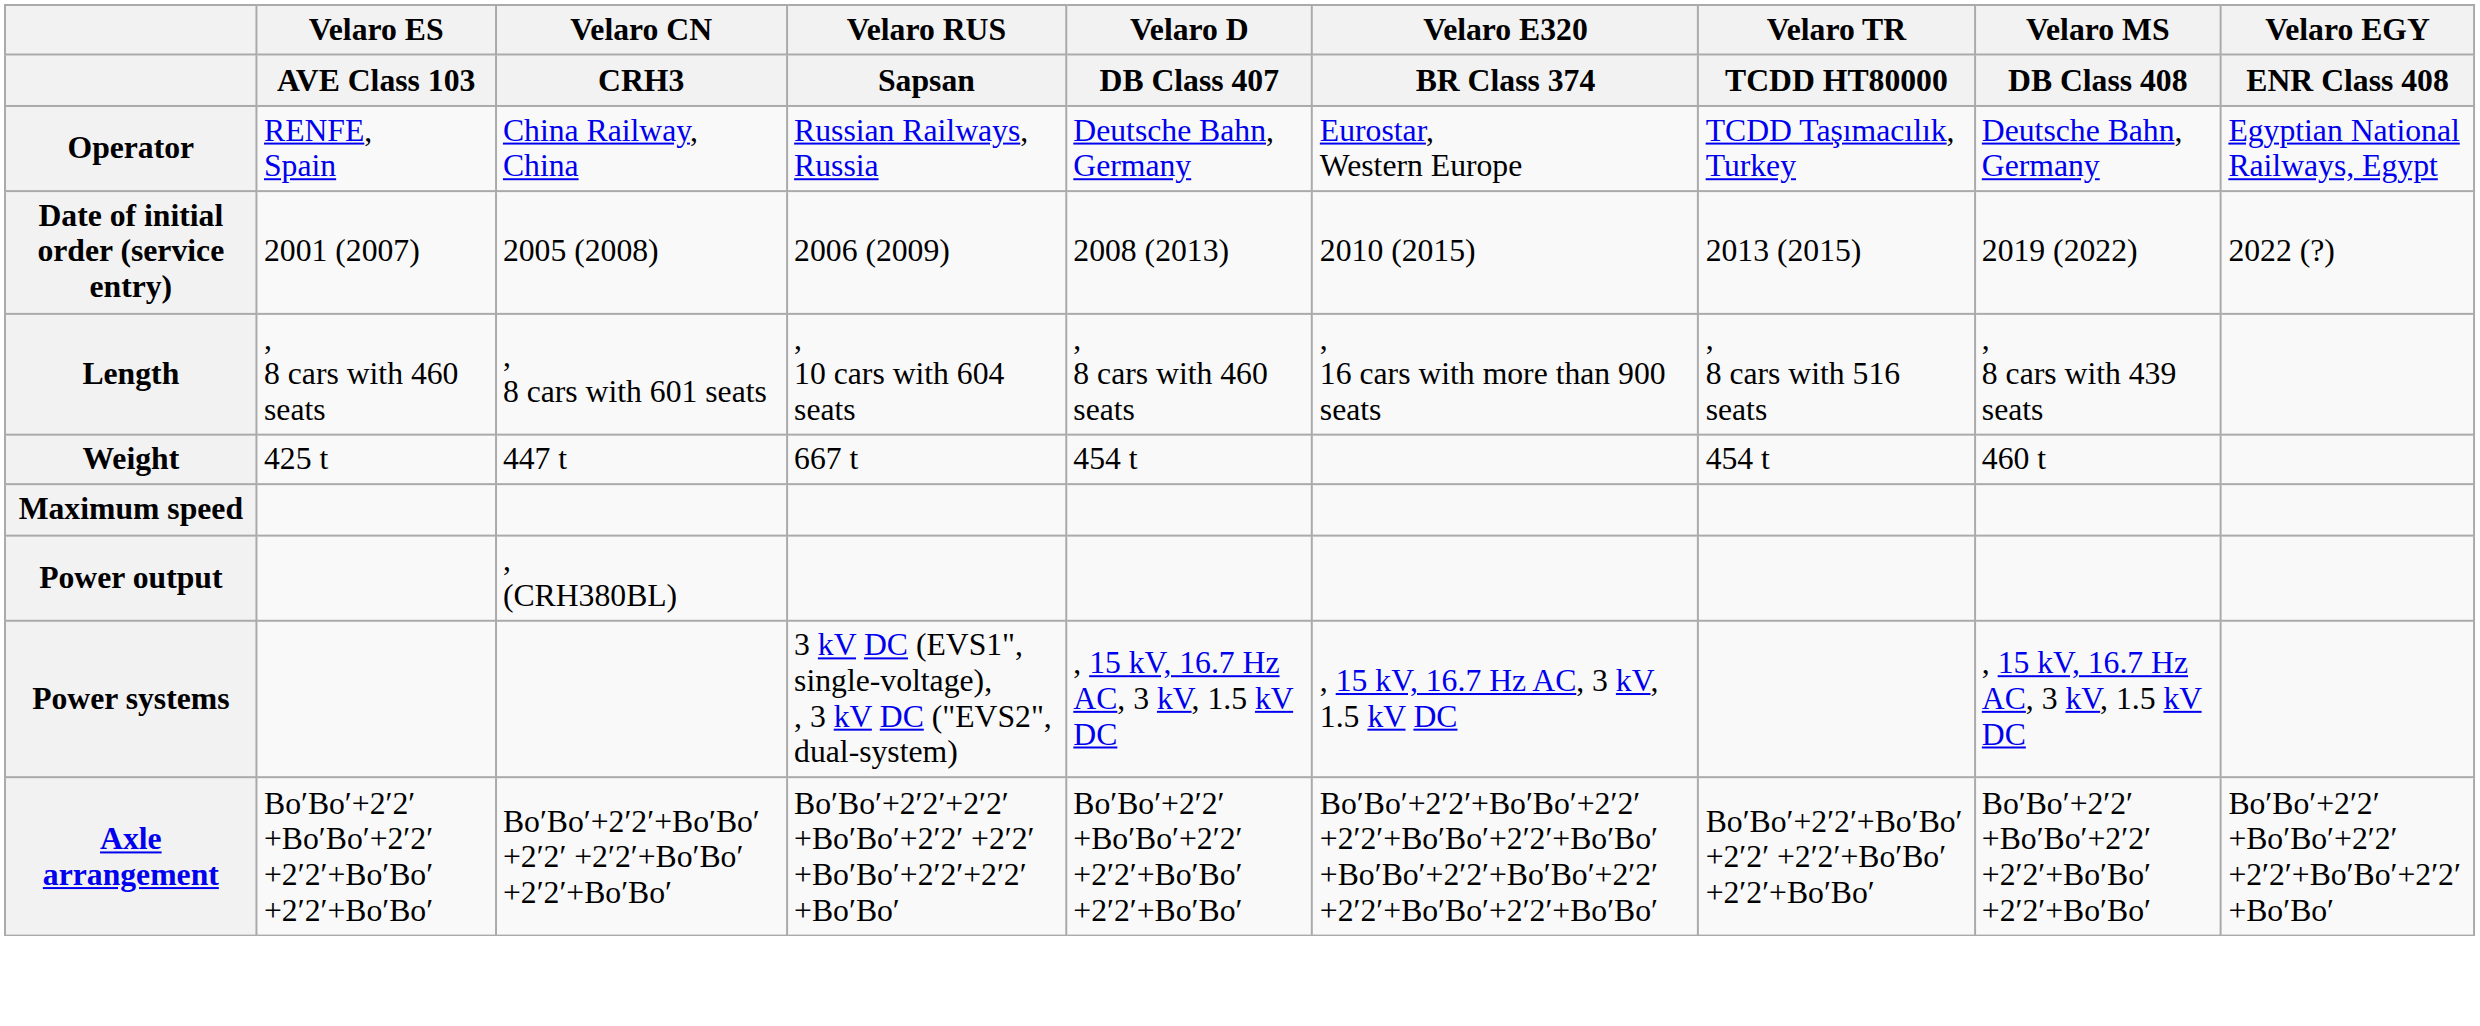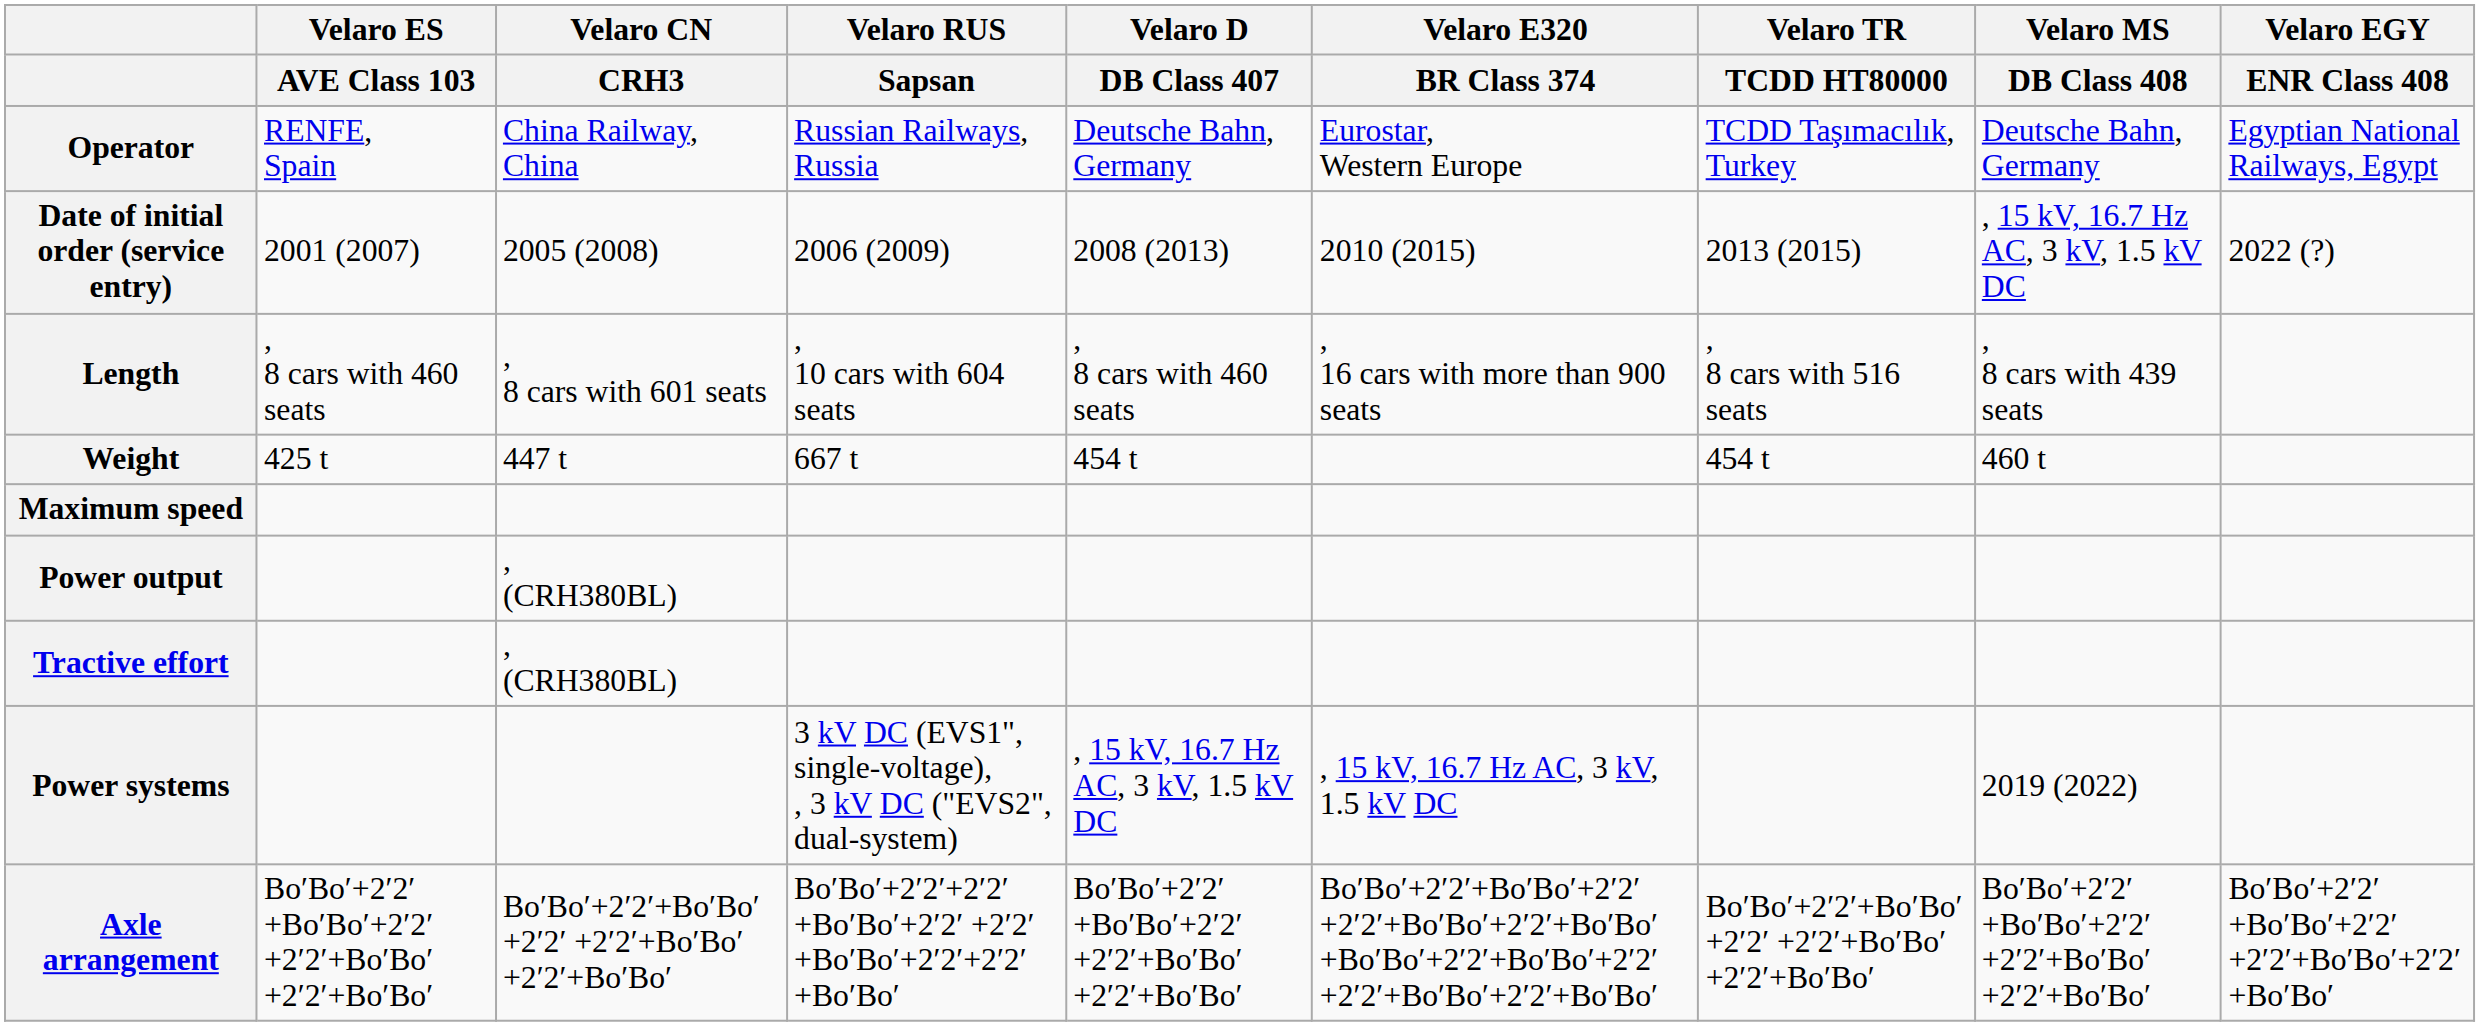(2060, 251) 2019 (2022) -> (2092, 251) , 15 kV, 16.7 Hz AC, 3 kV, 1.5 kV DC
+ row: (131, 663)
(2092, 698) , 15 kV, 16.7 Hz AC, 3 kV, 1.5 kV DC -> (2060, 784) 2019 (2022)
